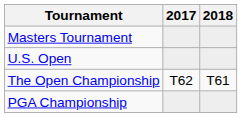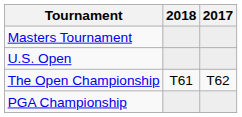columns swapped: (181, 15) <-> (218, 15)
